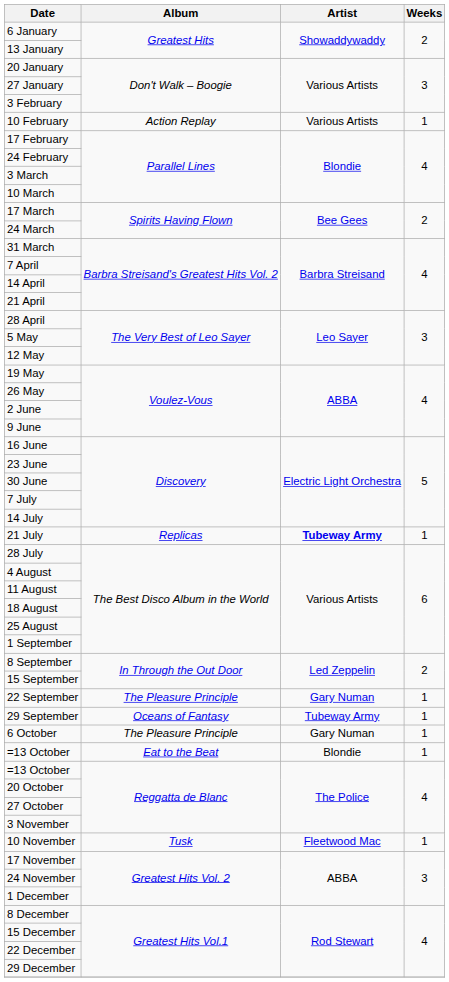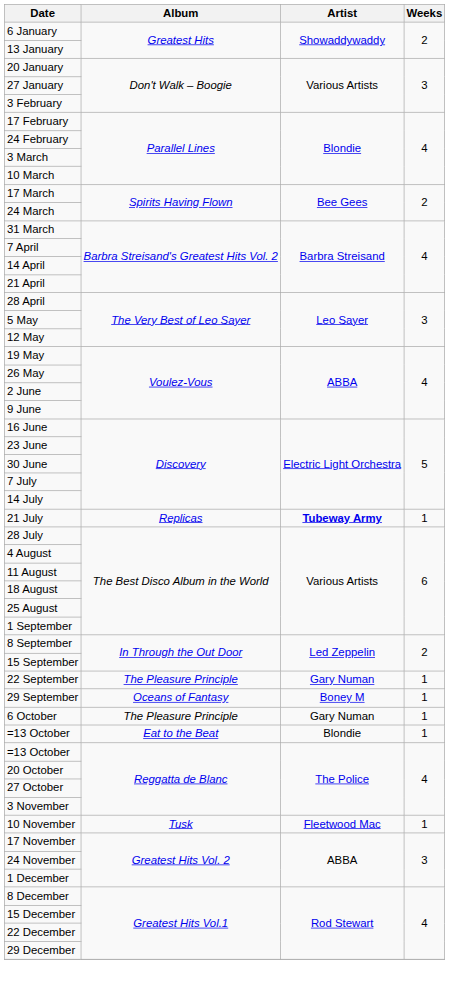- row: (38, 121)
(342, 716) Tubeway Army -> (342, 698) Boney M
